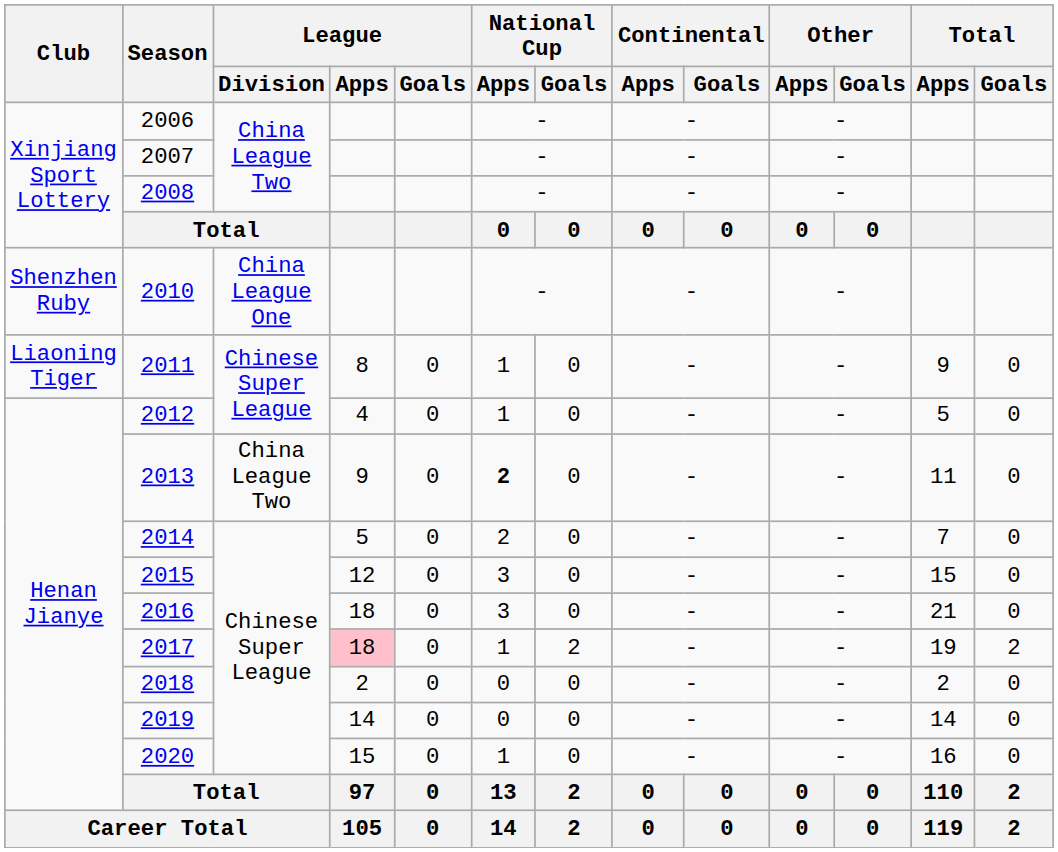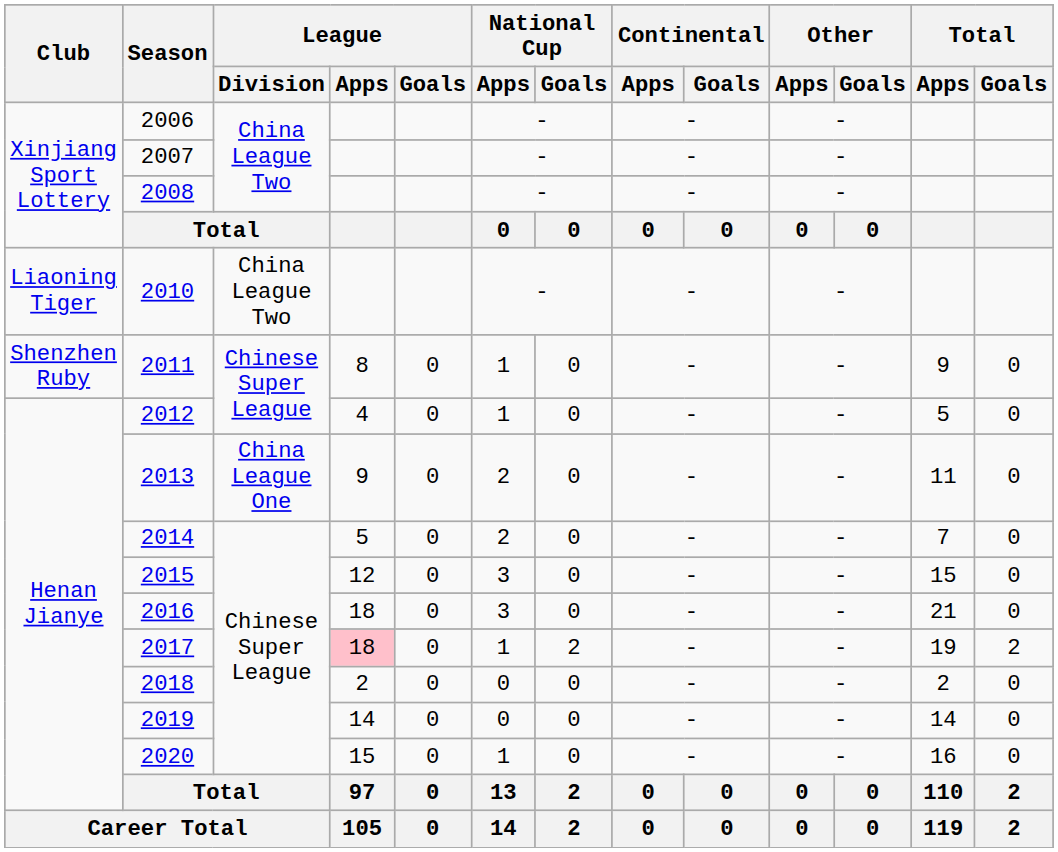(64, 292) Shenzhen Ruby -> (64, 292) Liaoning Tiger
(271, 292) China League One -> (271, 292) China League Two
(64, 366) Liaoning Tiger -> (64, 366) Shenzhen Ruby
(271, 477) China League Two -> (271, 477) China League One
(503, 477) bold -> (503, 477) normal
